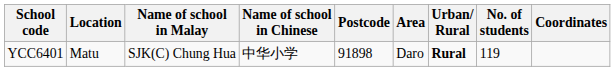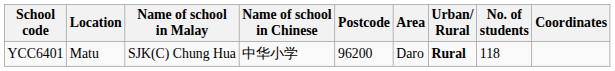(355, 54) 91898 -> (355, 54) 96200
(490, 54) 119 -> (490, 54) 118
